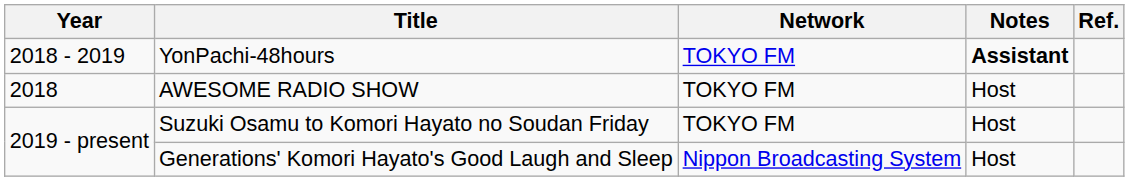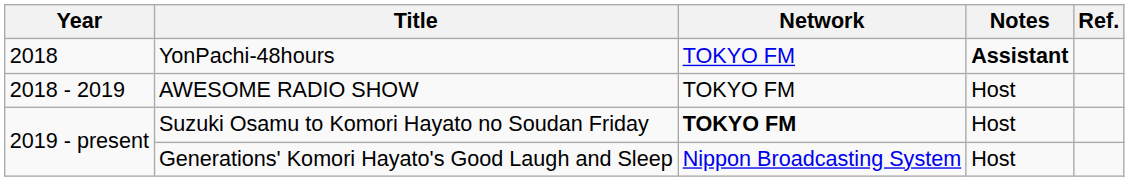(67, 55) 2018 - 2019 -> (34, 55) 2018
(34, 90) 2018 -> (67, 90) 2018 - 2019
(739, 124) normal -> (739, 124) bold
